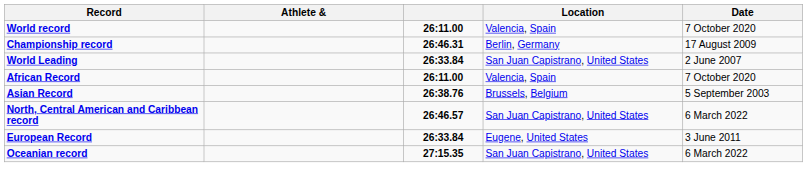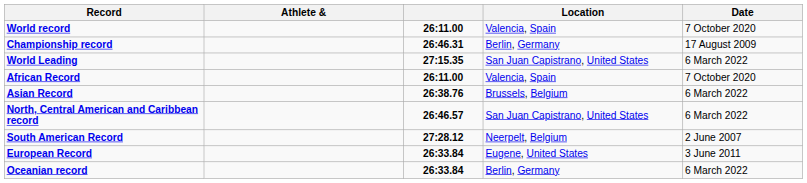(443, 61) 26:33.84 -> (443, 61) 27:15.35
(713, 61) 2 June 2007 -> (716, 61) 6 March 2022
(727, 93) 5 September 2003 -> (716, 93) 6 March 2022
+ row: (65, 137)
(443, 154) 27:15.35 -> (443, 170) 26:33.84
(567, 154) San Juan Capistrano, United States -> (523, 170) Berlin, Germany
